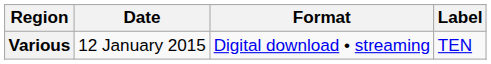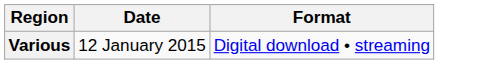- column: (460, 18)
